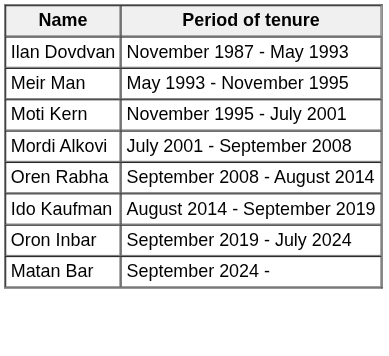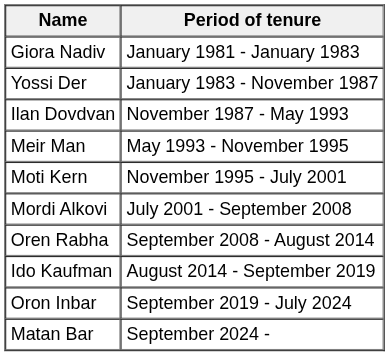+ row: (58, 52)
+ row: (49, 83)
